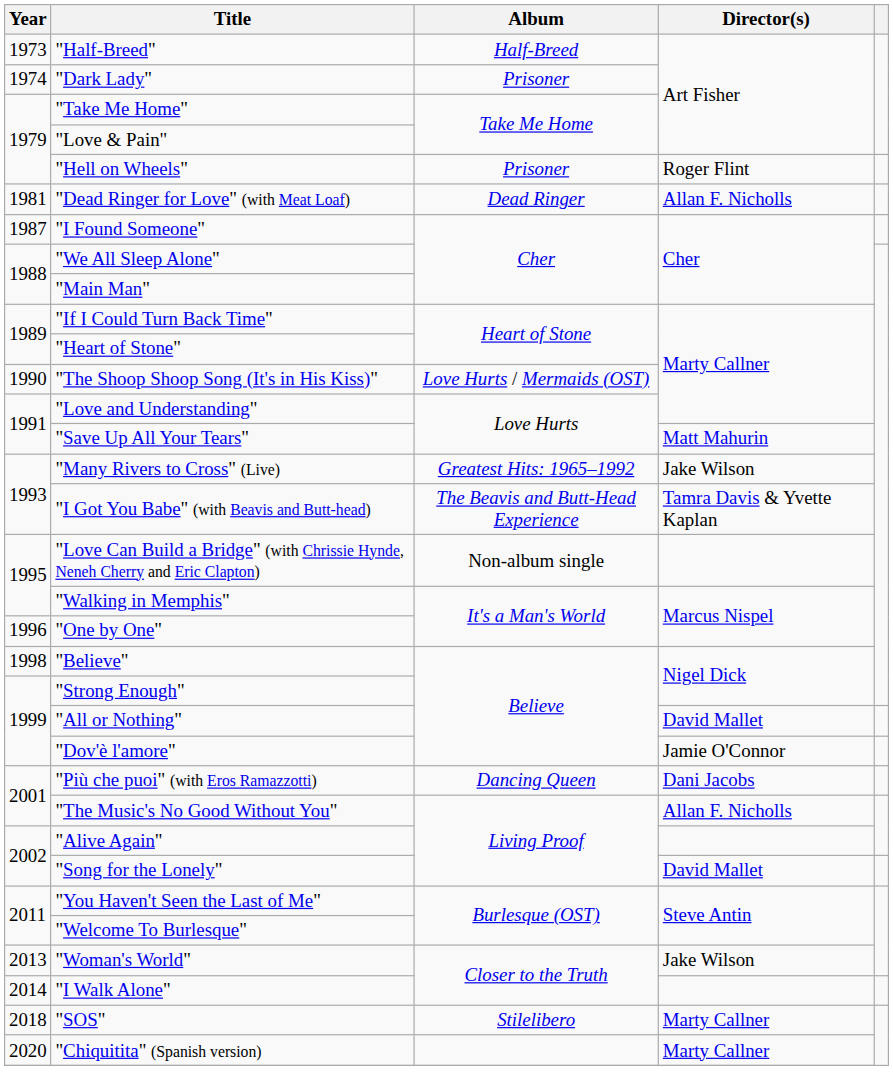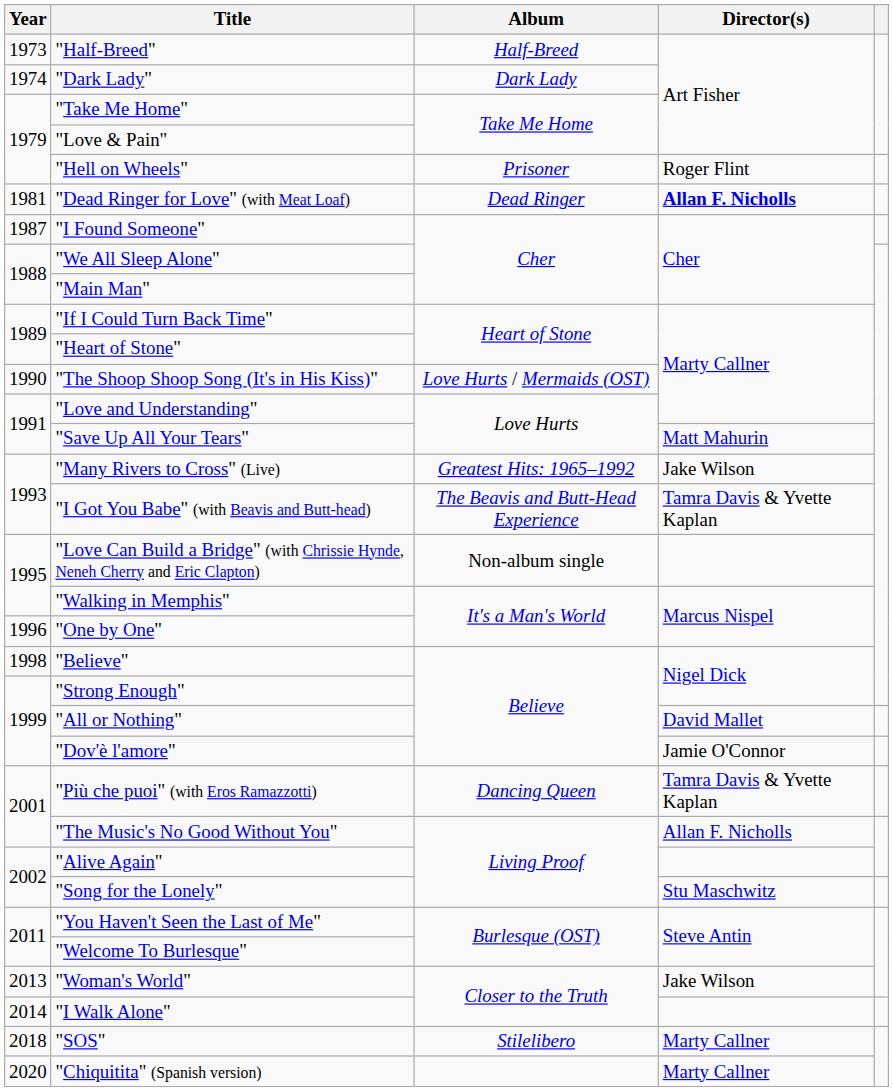(536, 79) Prisoner -> (536, 79) Dark Lady
(727, 199) normal -> (729, 199) bold
(709, 780) Dani Jacobs -> (747, 791) Tamra Davis & Yvette Kaplan
(713, 870) David Mallet -> (719, 891) Stu Maschwitz
